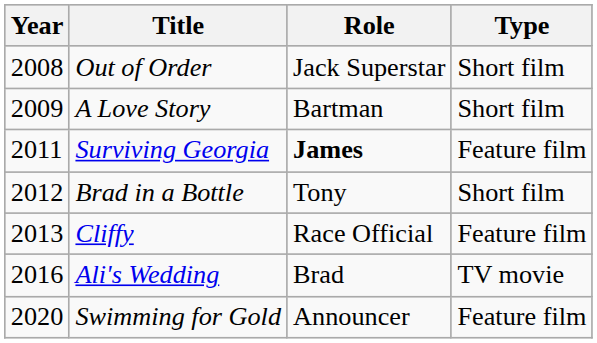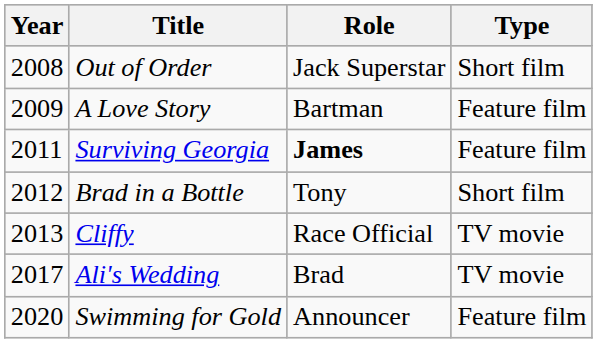(511, 108) Short film -> (522, 108) Feature film
(522, 233) Feature film -> (511, 233) TV movie
(37, 274) 2016 -> (37, 274) 2017
